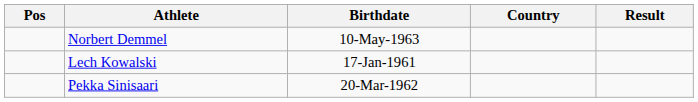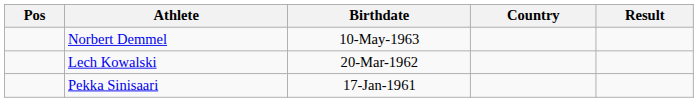(379, 62) 17-Jan-1961 -> (379, 62) 20-Mar-1962
(379, 85) 20-Mar-1962 -> (379, 85) 17-Jan-1961
